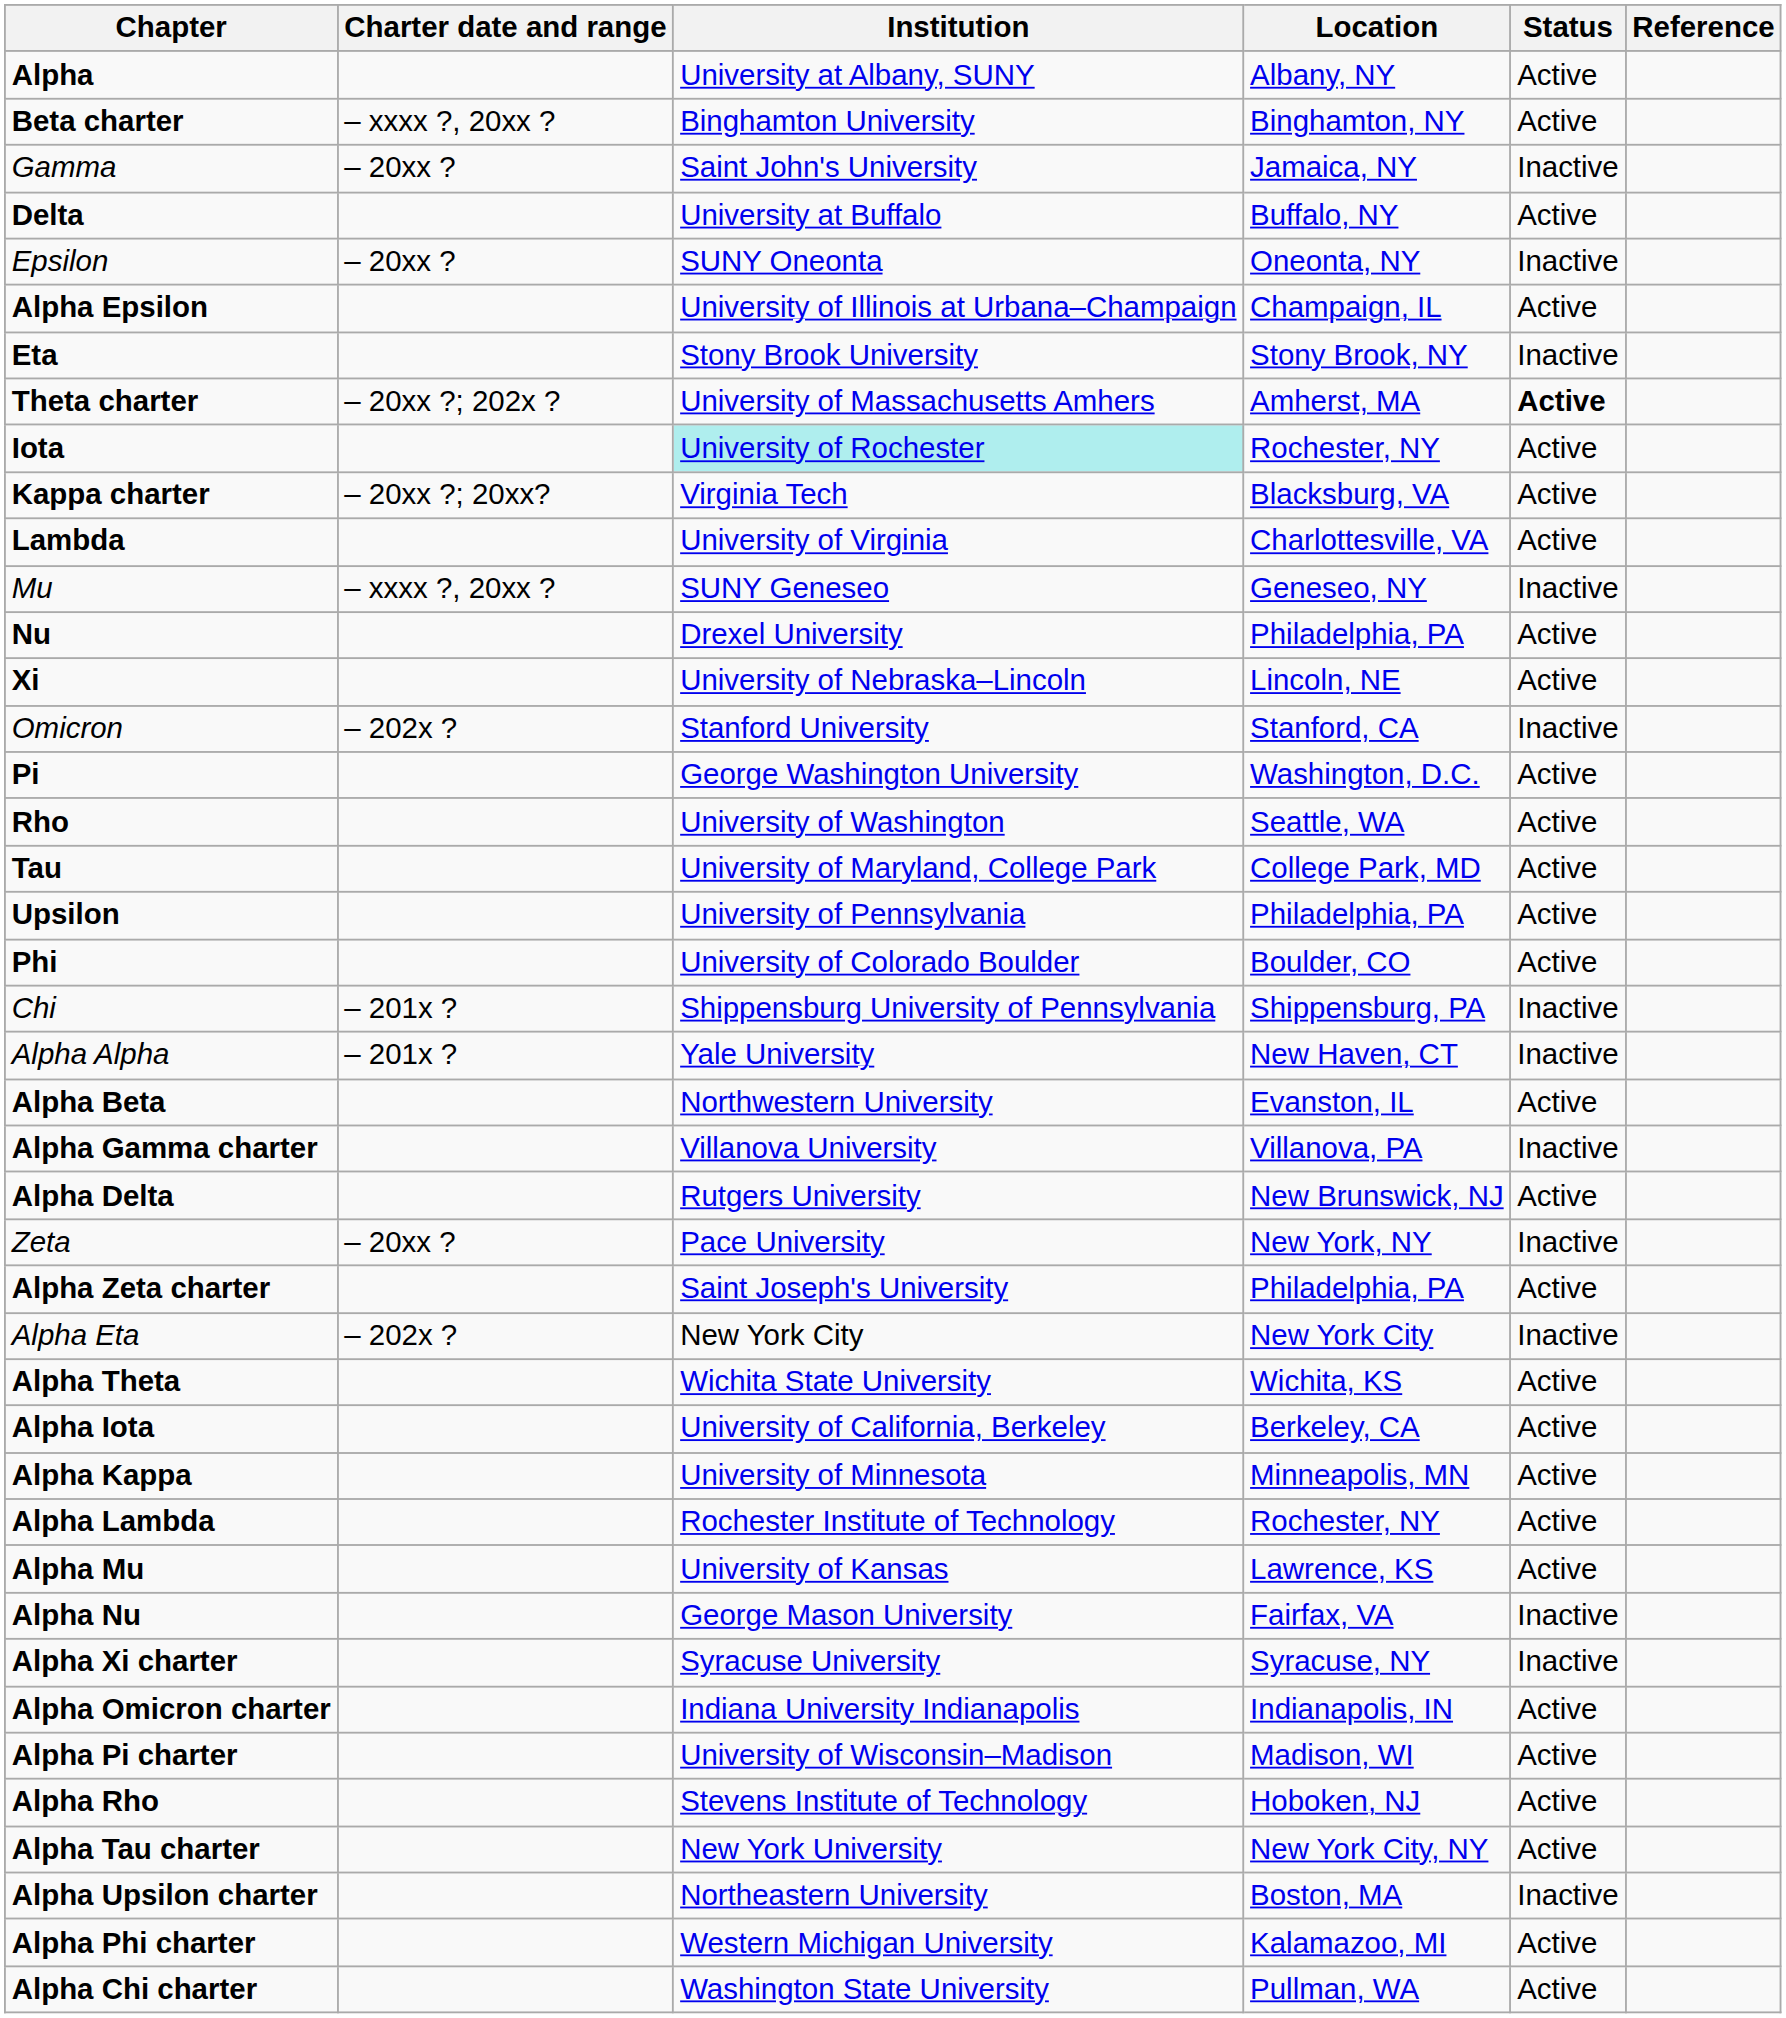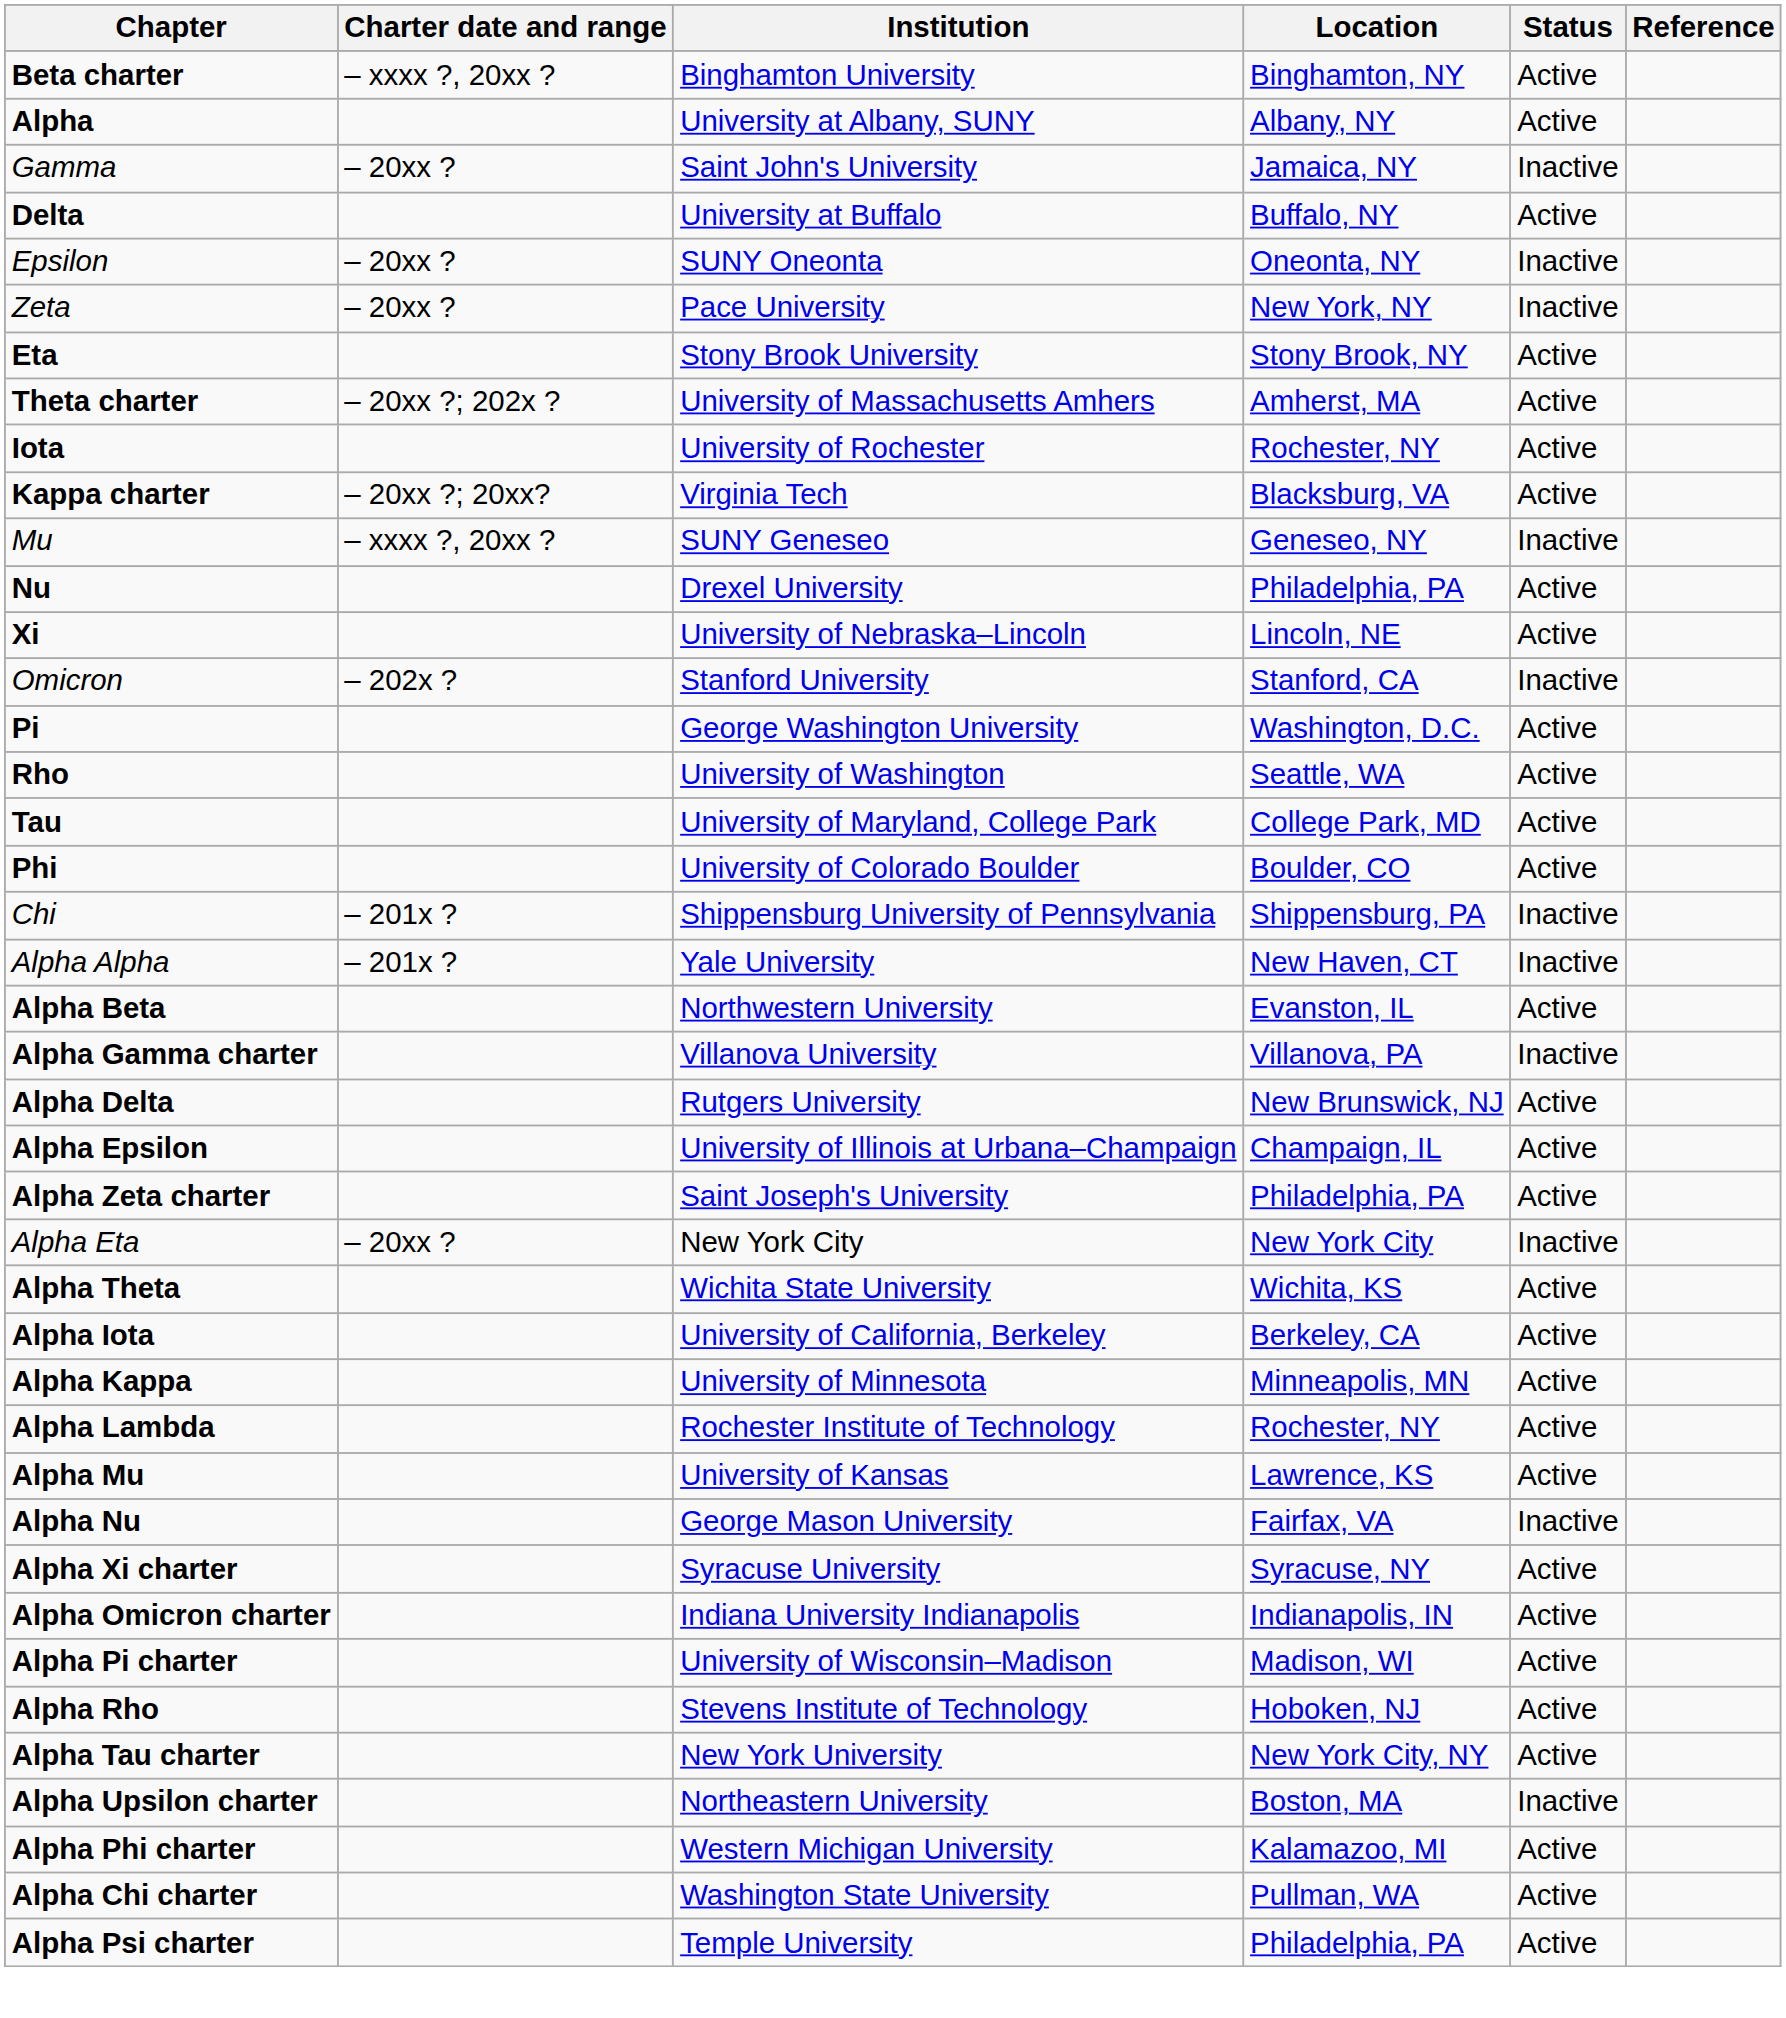rows swapped: (53, 74) <-> (98, 121)
rows swapped: (41, 1241) <-> (110, 307)
(1568, 354) Inactive -> (1557, 354) Active
(1561, 401) bold -> (1557, 401) normal
(832, 448) paleturquoise background -> (832, 448) no background
- row: (68, 541)
- row: (66, 914)
(401, 1335) – 202x ? -> (400, 1241) – 20xx ?
(1568, 1661) Inactive -> (1557, 1568) Active
+ row: (133, 1942)
